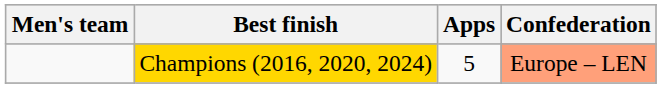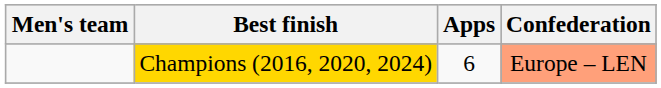(469, 62) 5 -> (469, 62) 6
